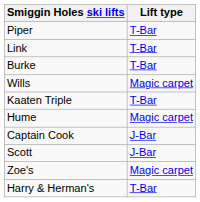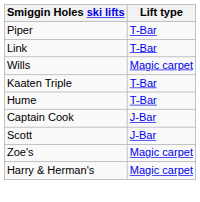- row: (21, 65)
(161, 118) Magic carpet -> (143, 100) T-Bar
(143, 188) T-Bar -> (161, 170) Magic carpet
